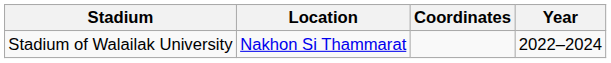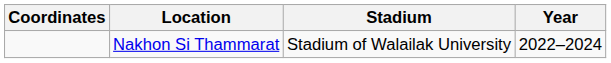columns swapped: (463, 17) <-> (120, 17)
